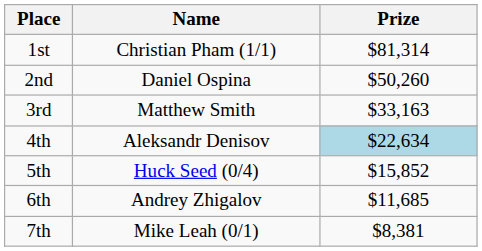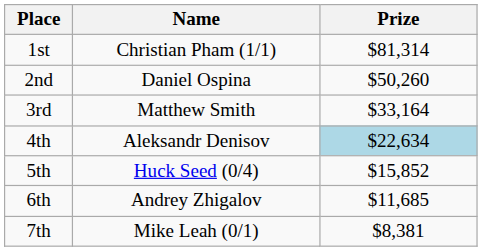(398, 110) $33,163 -> (398, 110) $33,164
